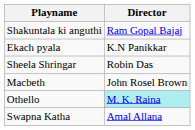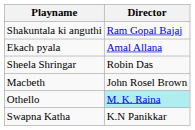(137, 47) K.N Panikkar -> (134, 47) Amal Allana
(134, 116) Amal Allana -> (137, 116) K.N Panikkar
